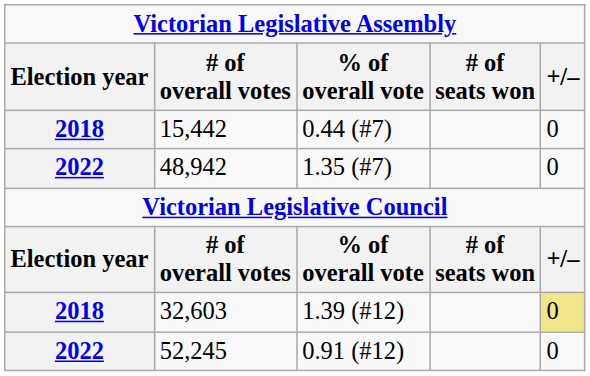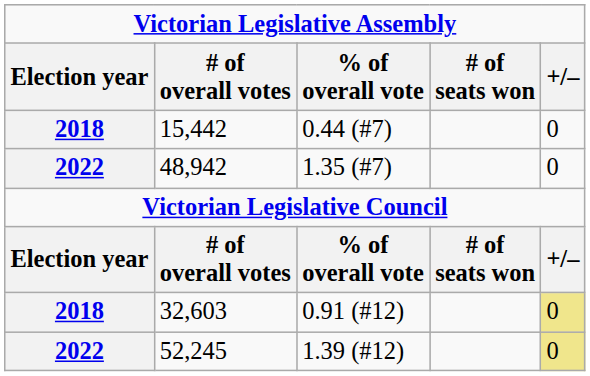(353, 311) 1.39 (#12) -> (353, 311) 0.91 (#12)
(353, 350) 0.91 (#12) -> (353, 350) 1.39 (#12)
(553, 350) no background -> (553, 350) khaki background
